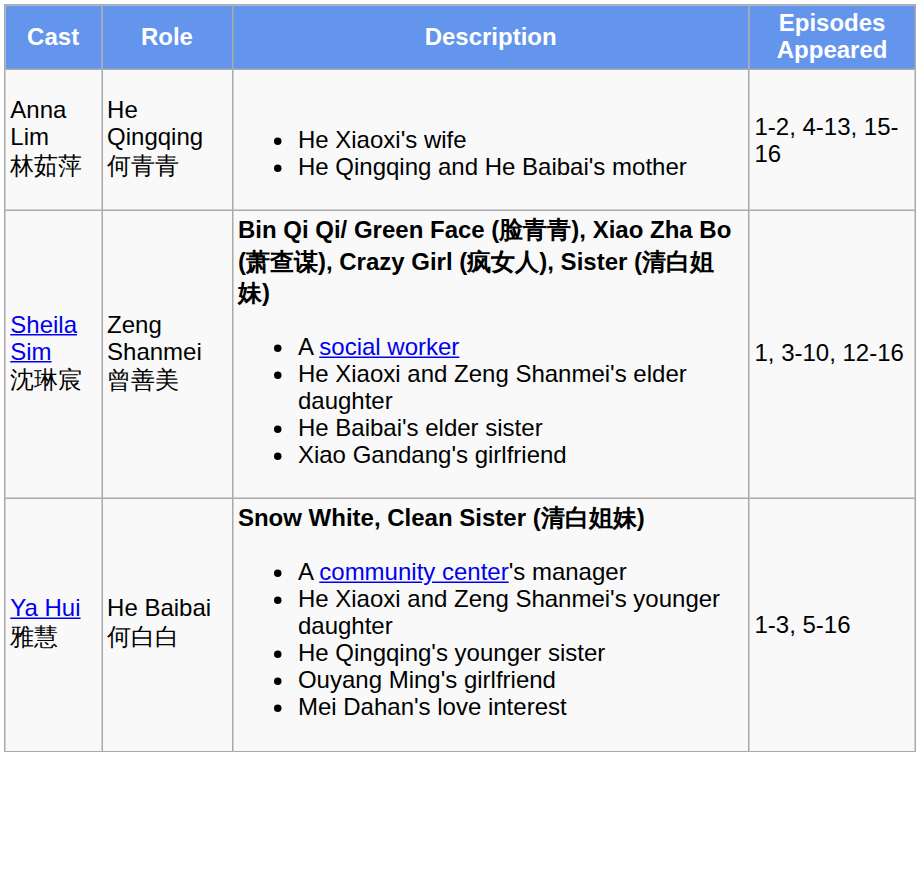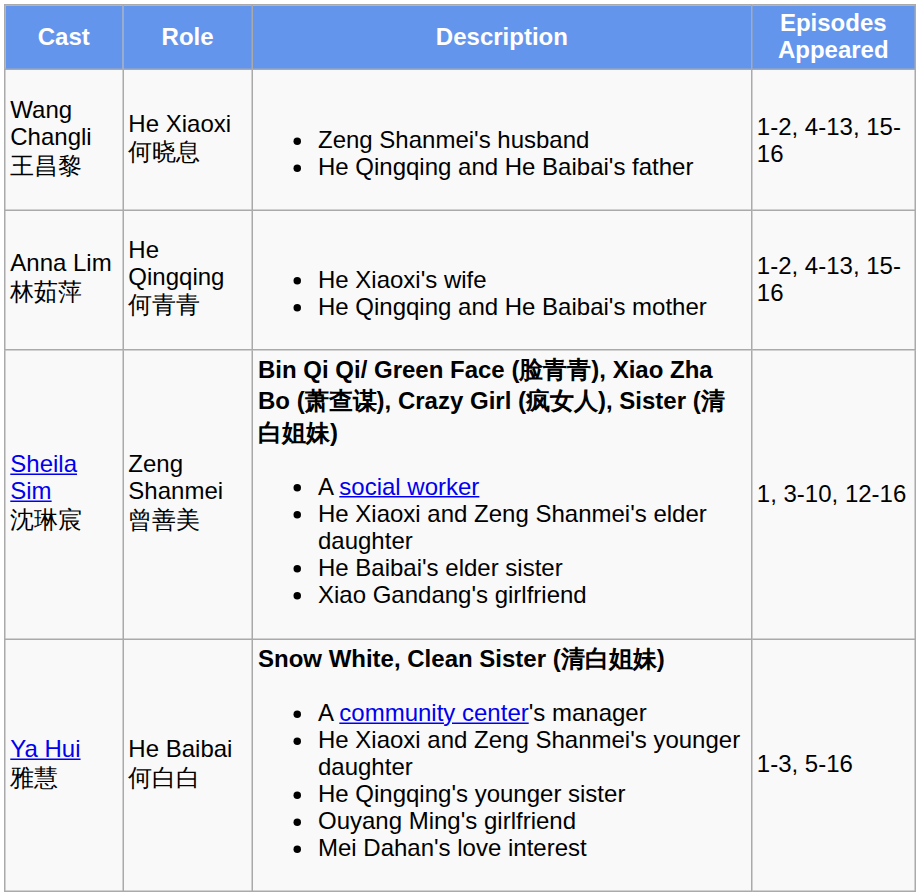+ row: (51, 138)
